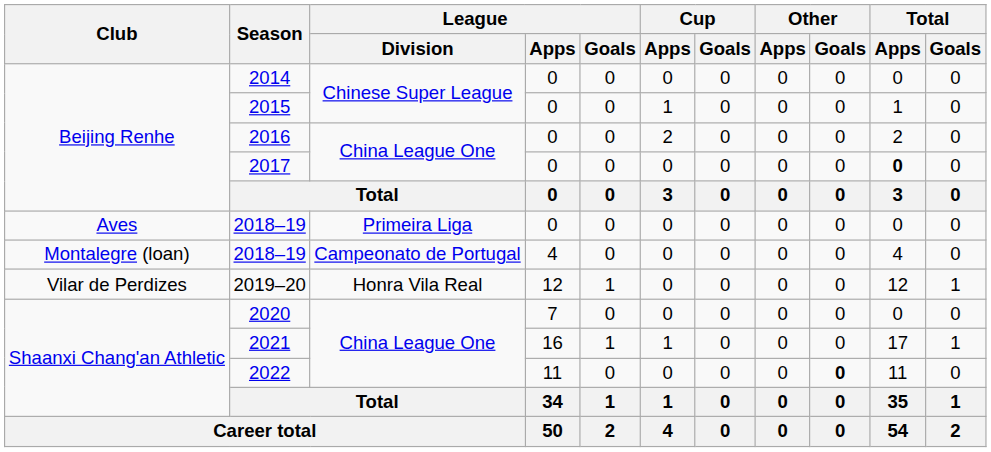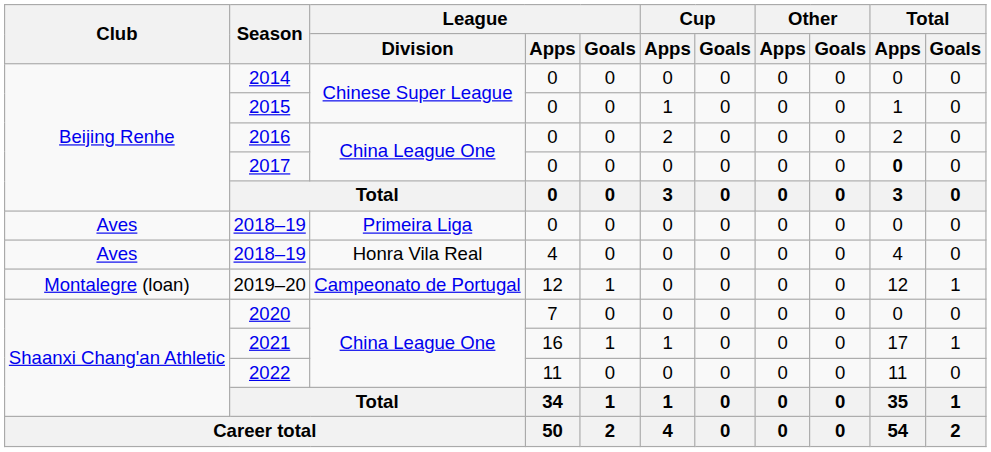(117, 254) Montalegre (loan) -> (117, 254) Aves
(418, 254) Campeonato de Portugal -> (418, 254) Honra Vila Real
(117, 284) Vilar de Perdizes -> (117, 284) Montalegre (loan)
(418, 284) Honra Vila Real -> (418, 284) Campeonato de Portugal
(840, 372) bold -> (840, 372) normal
